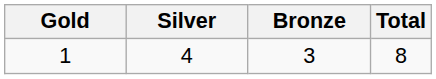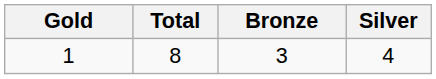columns swapped: (187, 21) <-> (401, 21)
